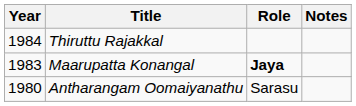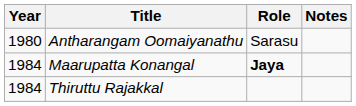rows swapped: (146, 88) <-> (106, 40)
(25, 64) 1983 -> (25, 64) 1984
